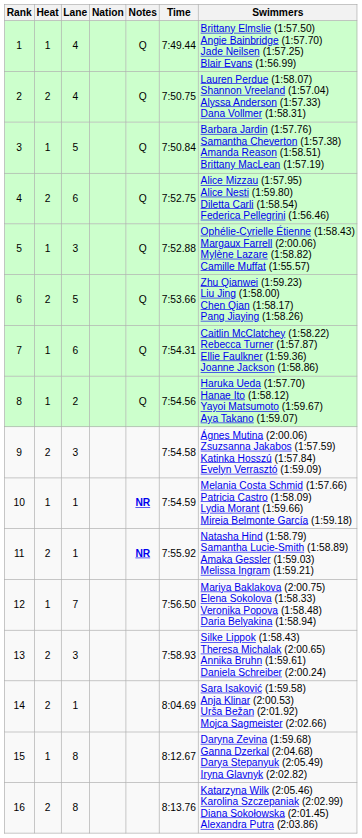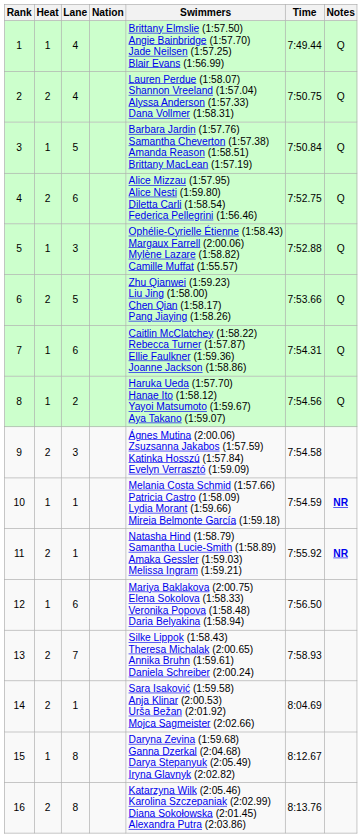columns swapped: (278, 12) <-> (143, 12)
(75, 604) 7 -> (75, 604) 6
(75, 655) 3 -> (75, 655) 7
